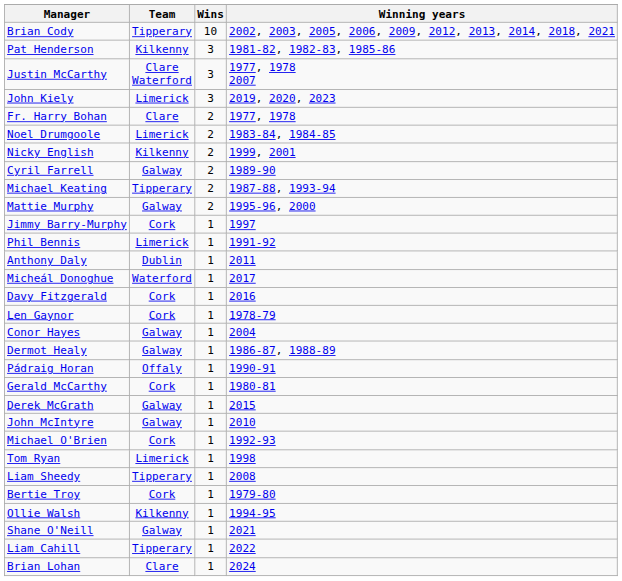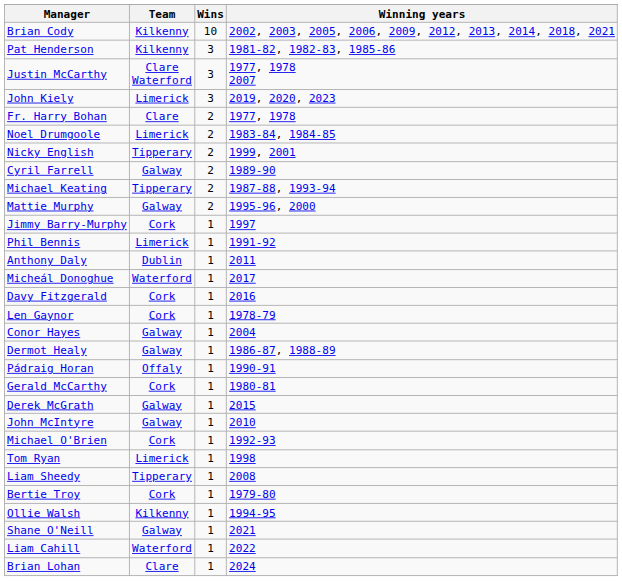(162, 31) Tipperary -> (162, 31) Kilkenny
(162, 152) Kilkenny -> (162, 152) Tipperary
(162, 548) Tipperary -> (162, 548) Waterford
